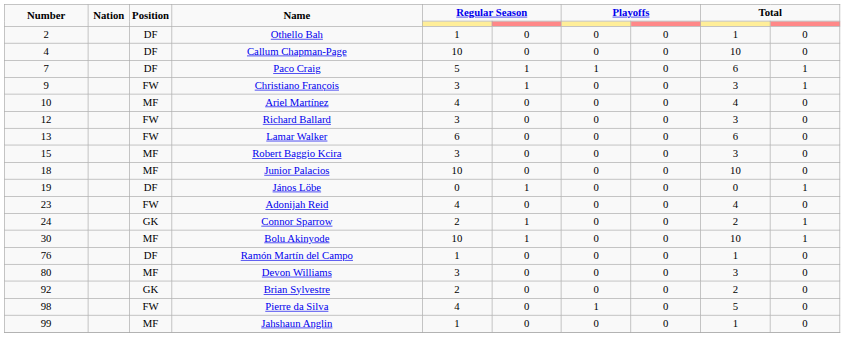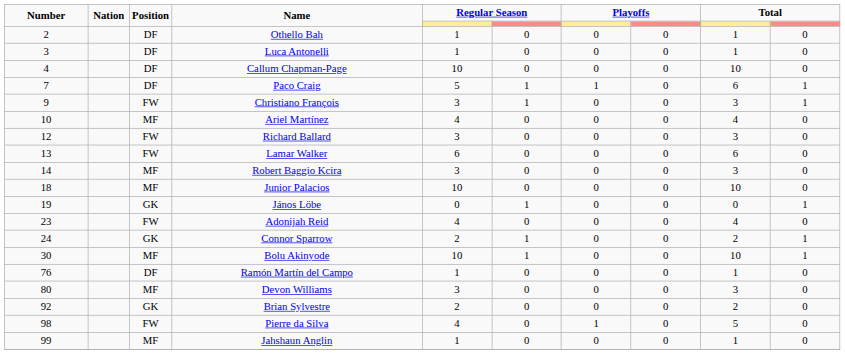+ row: (297, 51)
(46, 153) 15 -> (46, 170) 14
(151, 187) DF -> (151, 204) GK
